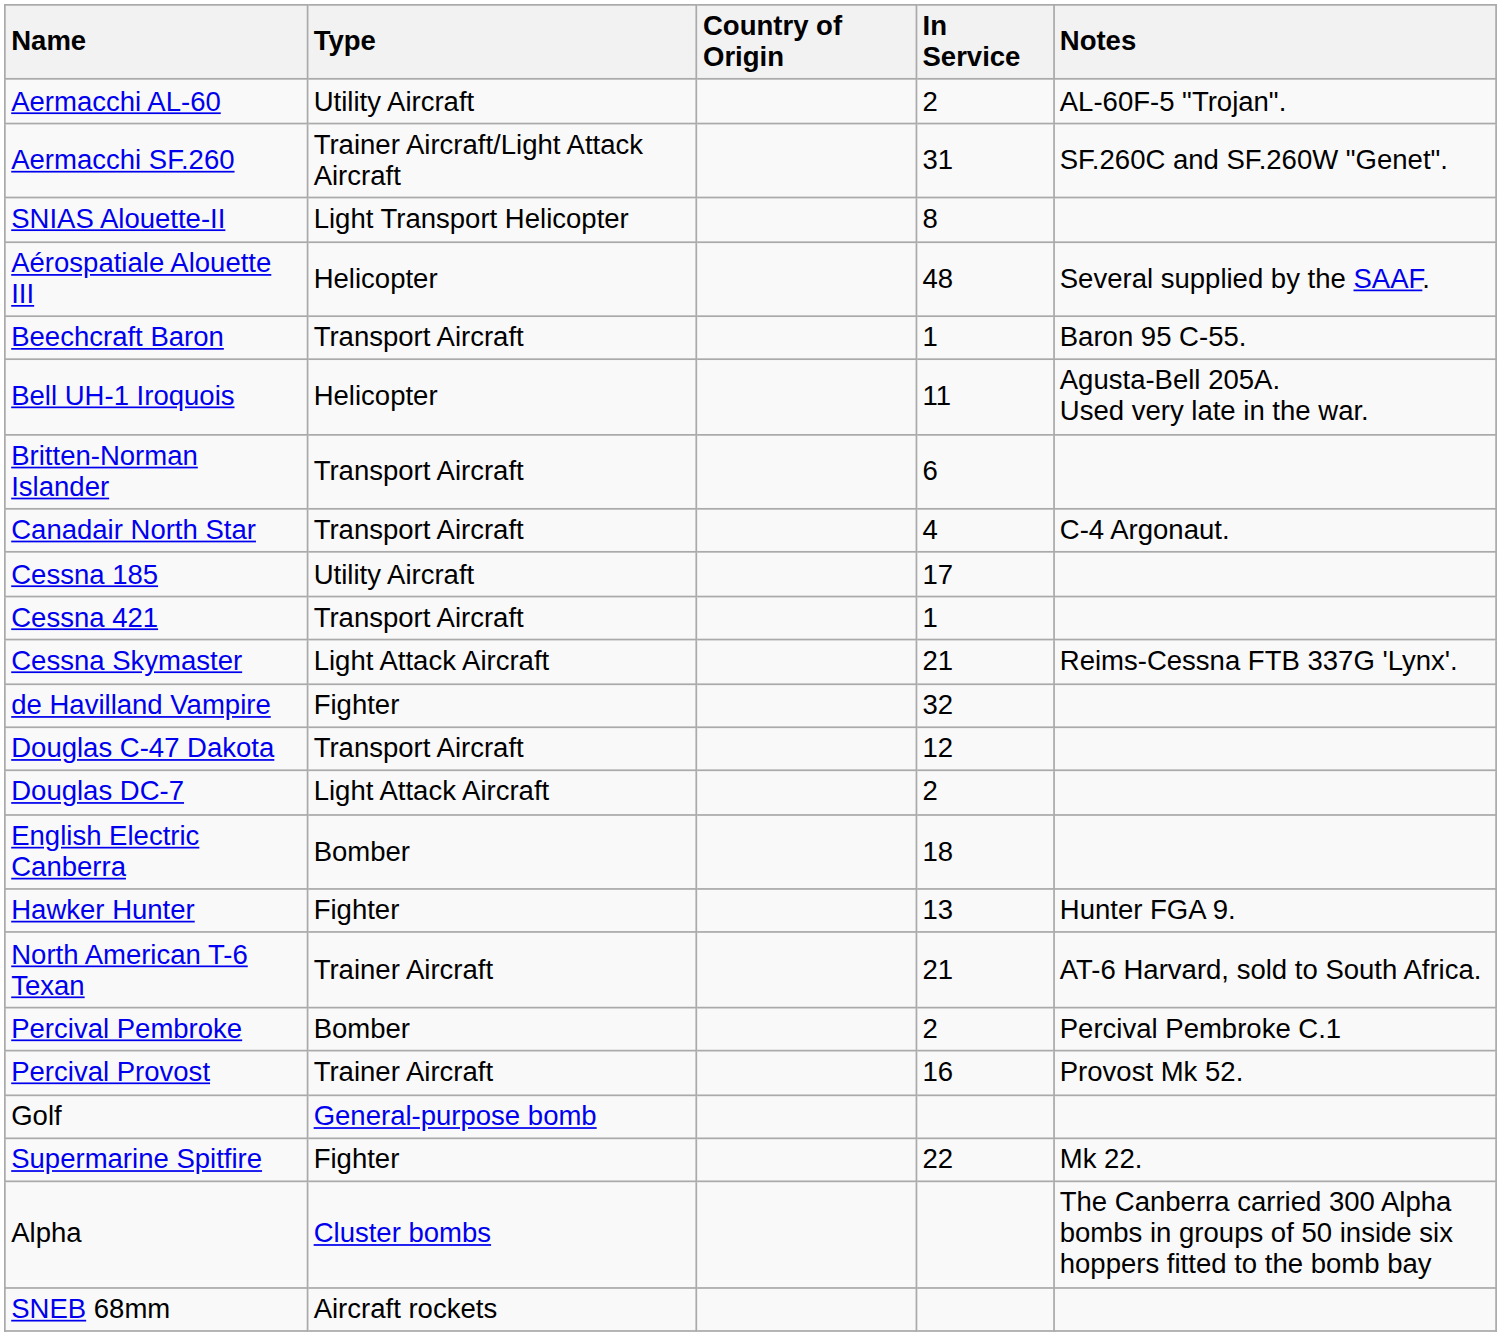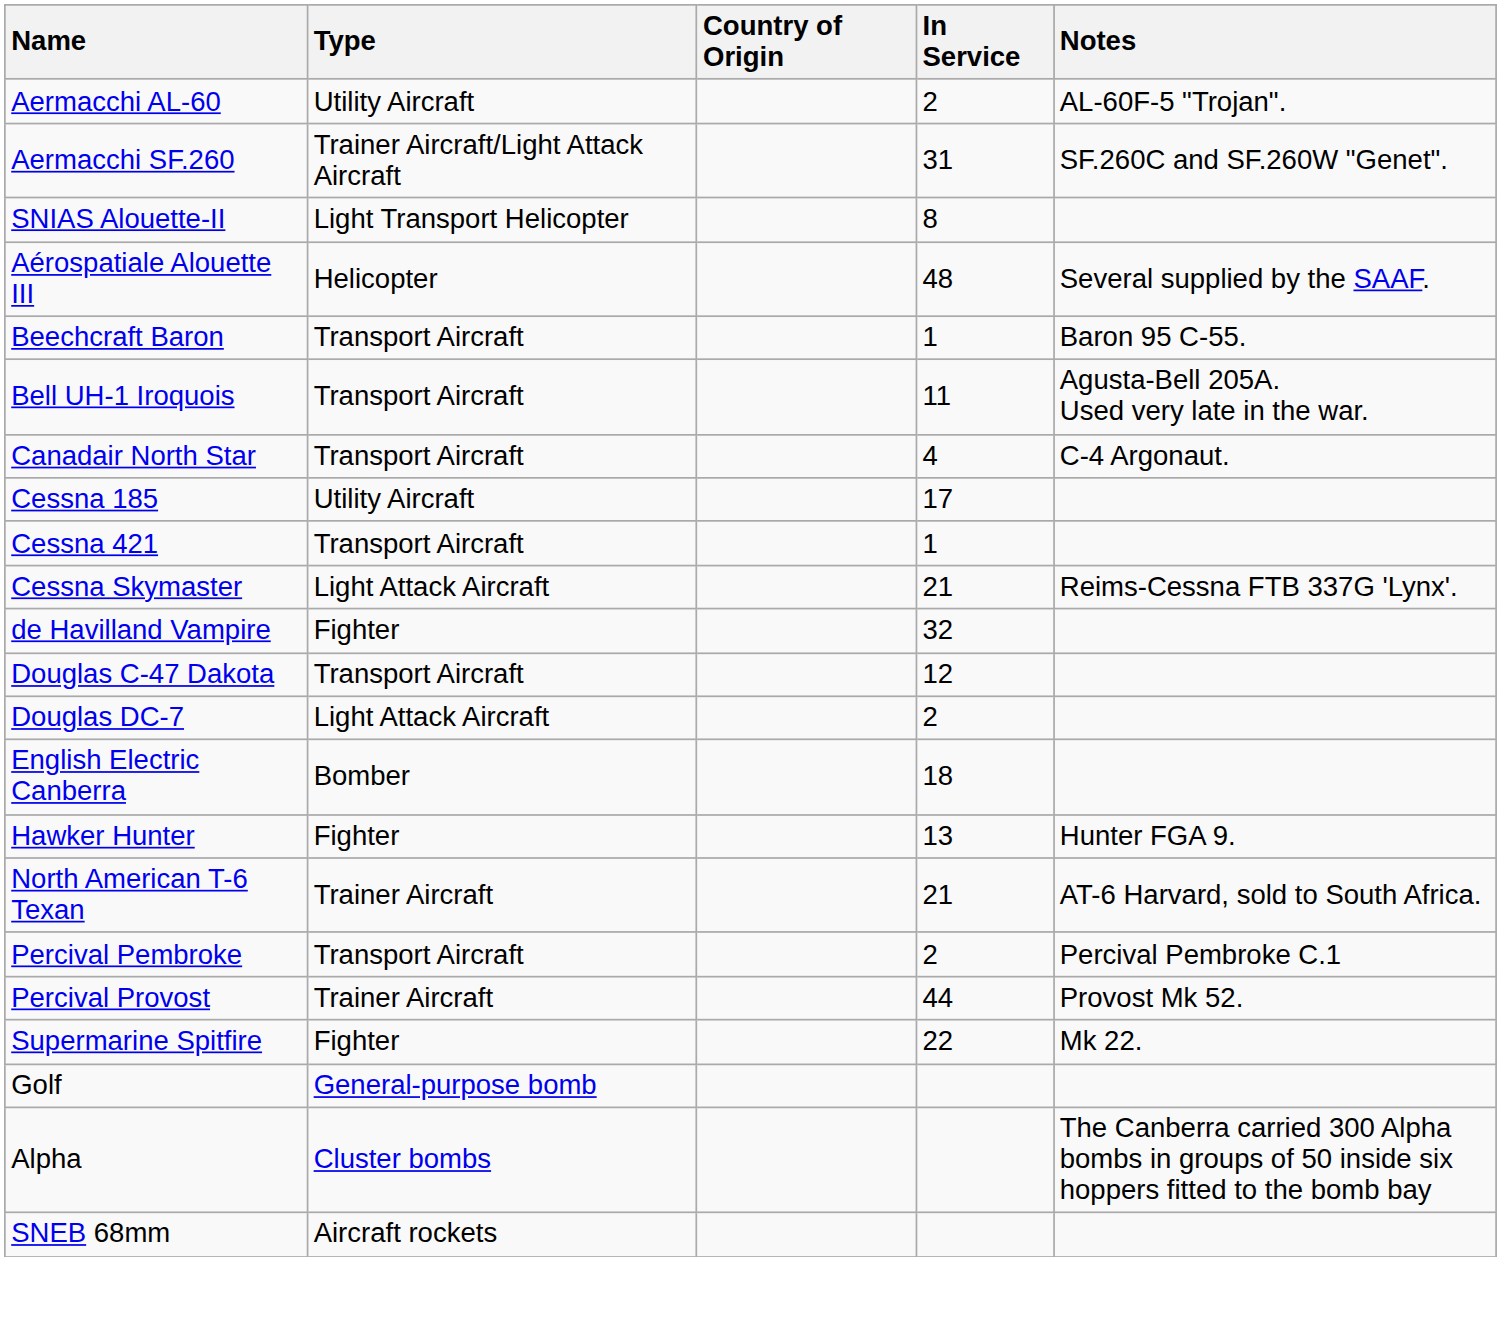(376, 396) Helicopter -> (419, 396) Transport Aircraft
- row: (104, 471)
(362, 1028) Bomber -> (419, 954) Transport Aircraft
(938, 1072) 16 -> (938, 997) 44
rows swapped: (137, 1159) <-> (36, 1115)
